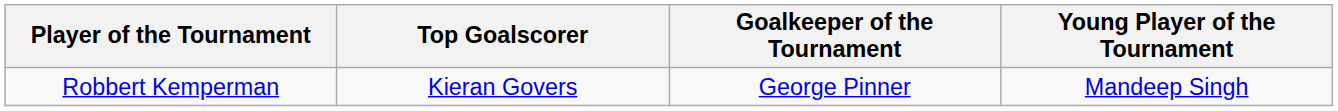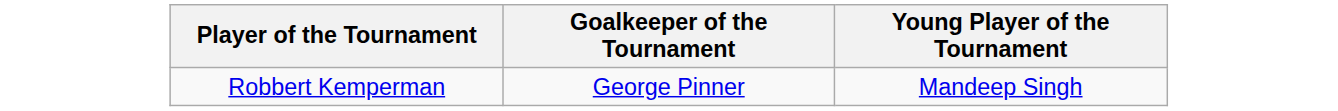- column: (503, 36)
